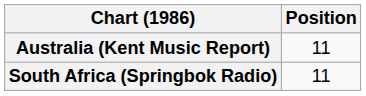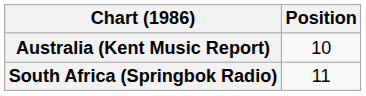(321, 47) 11 -> (321, 47) 10
